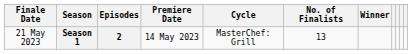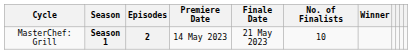columns swapped: (243, 16) <-> (31, 16)
(321, 38) 13 -> (321, 38) 10
